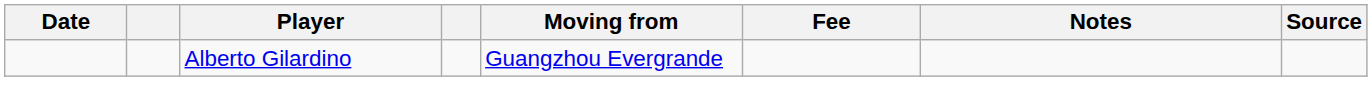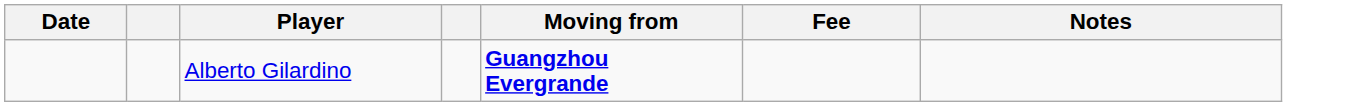- column: (1324, 22)
(604, 57) normal -> (547, 70) bold
